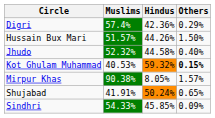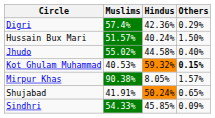(160, 38) 44.26% -> (160, 38) 40.24%
(120, 52) 52.32% -> (120, 52) 55.02%
